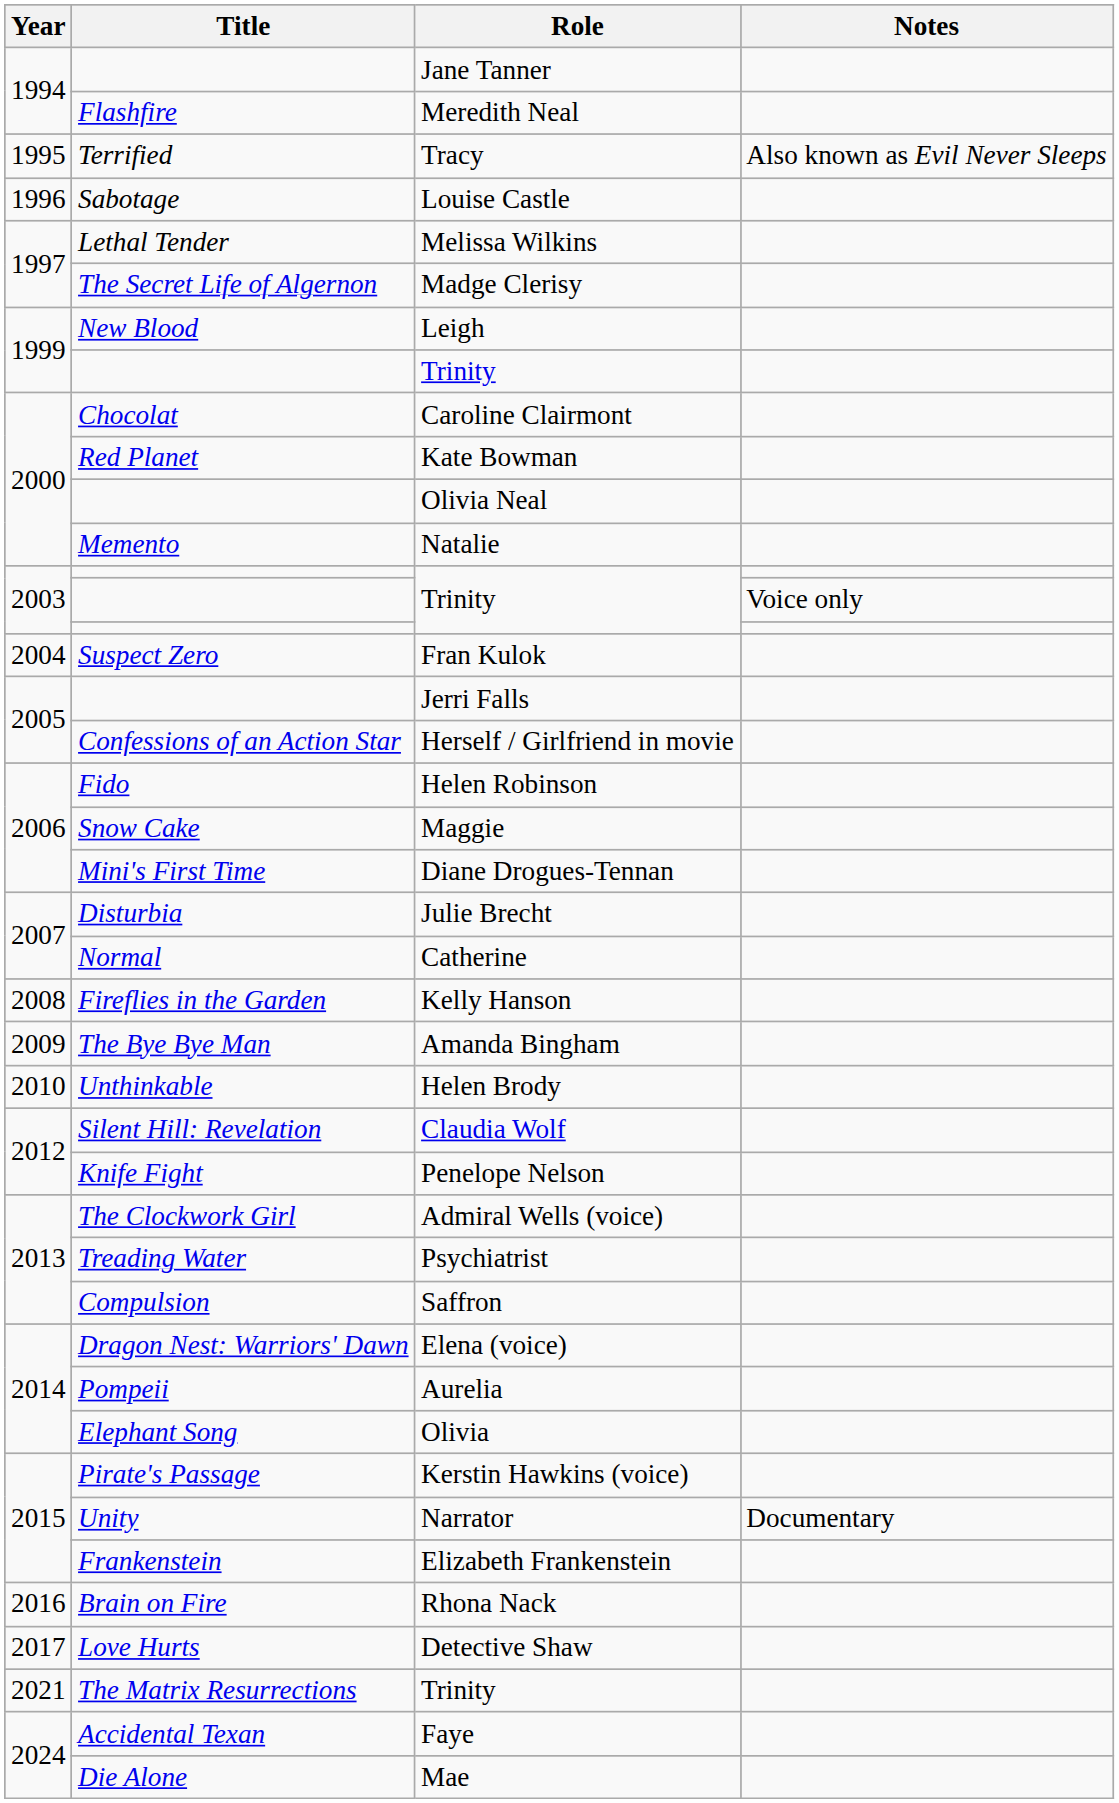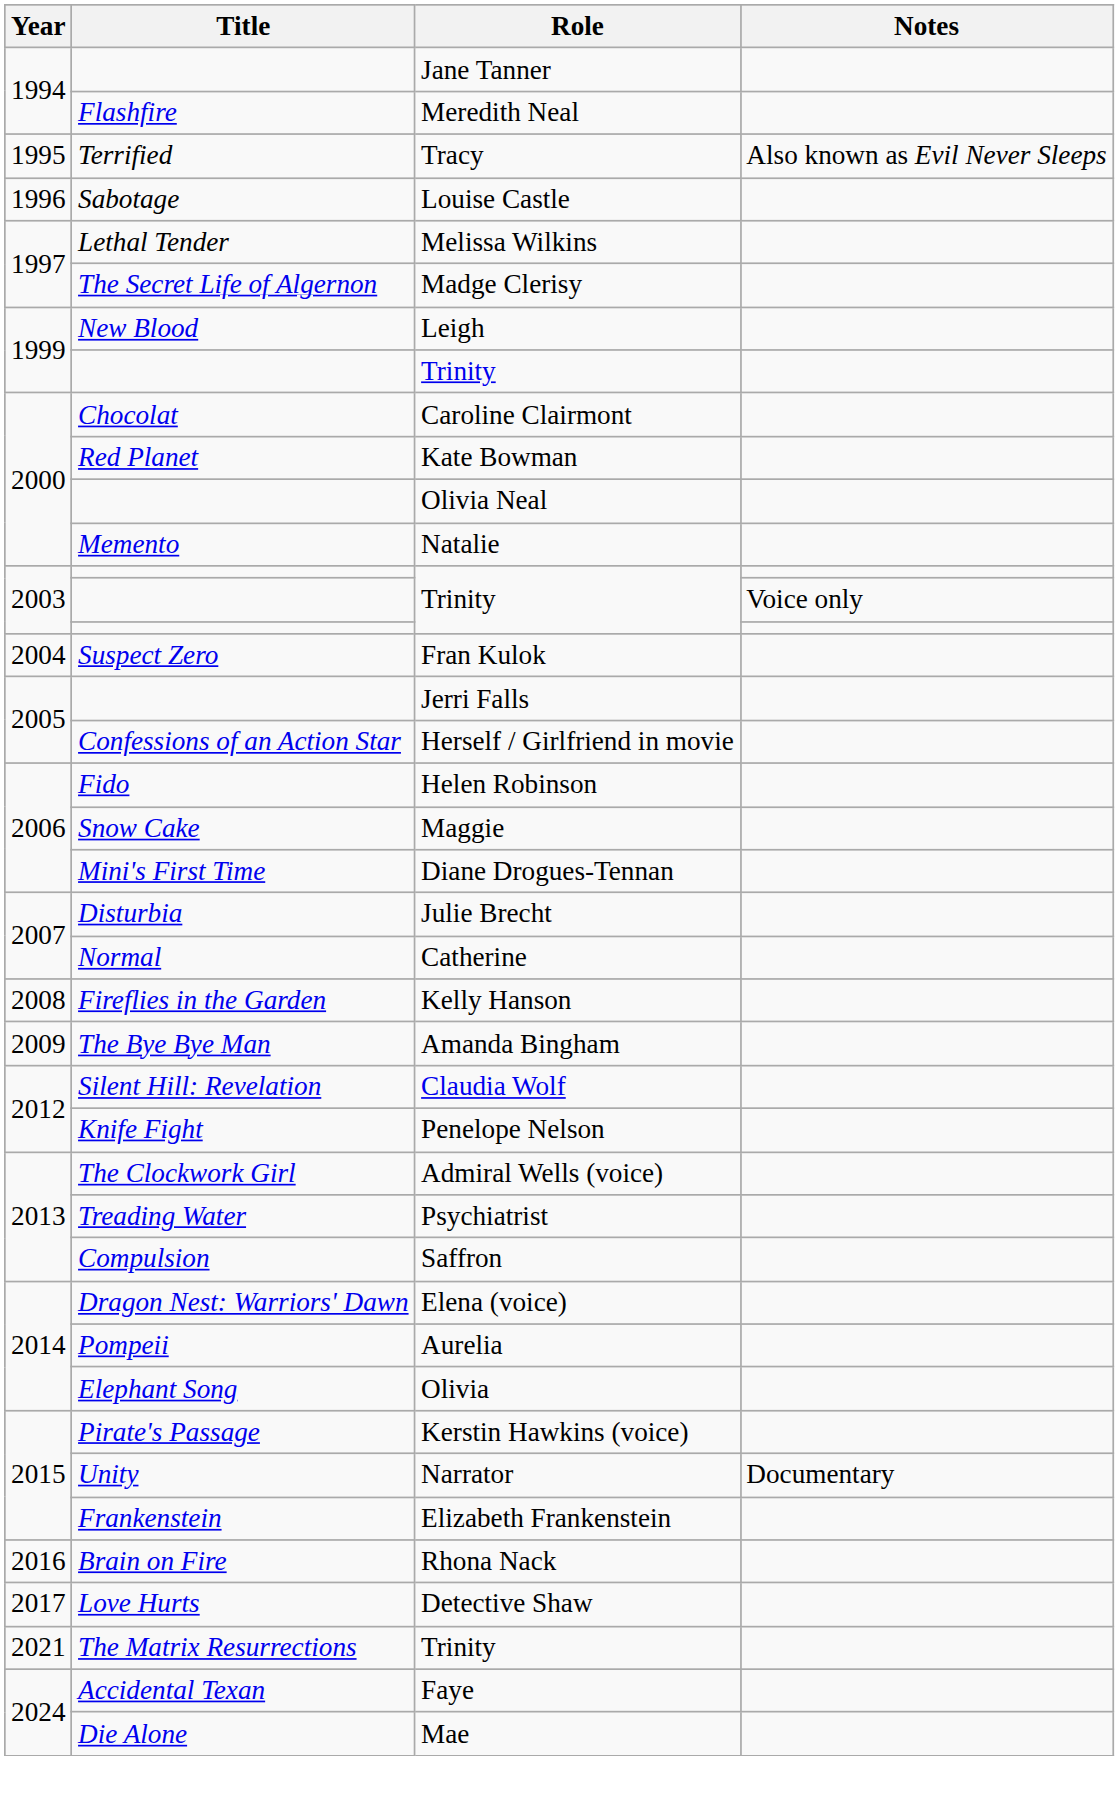- row: (38, 1086)
